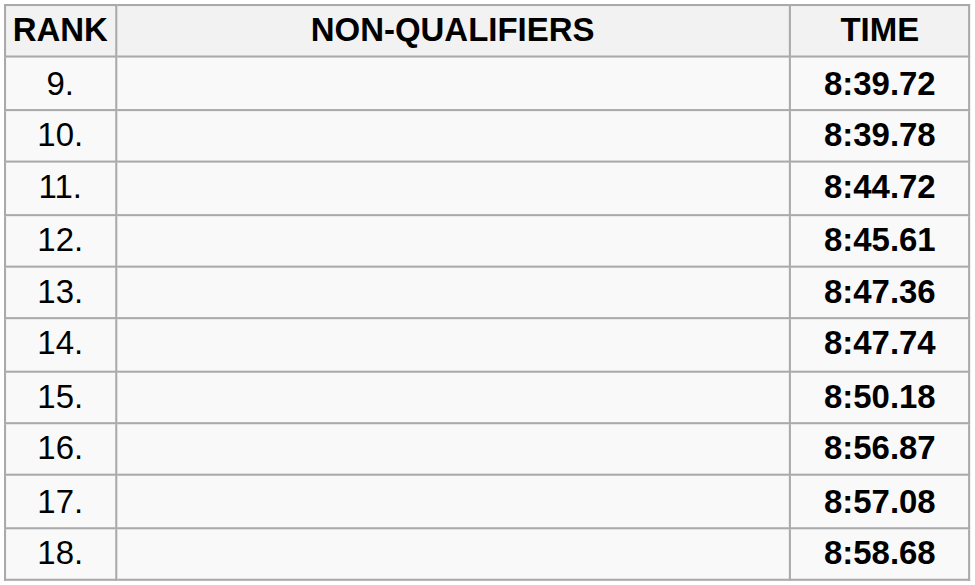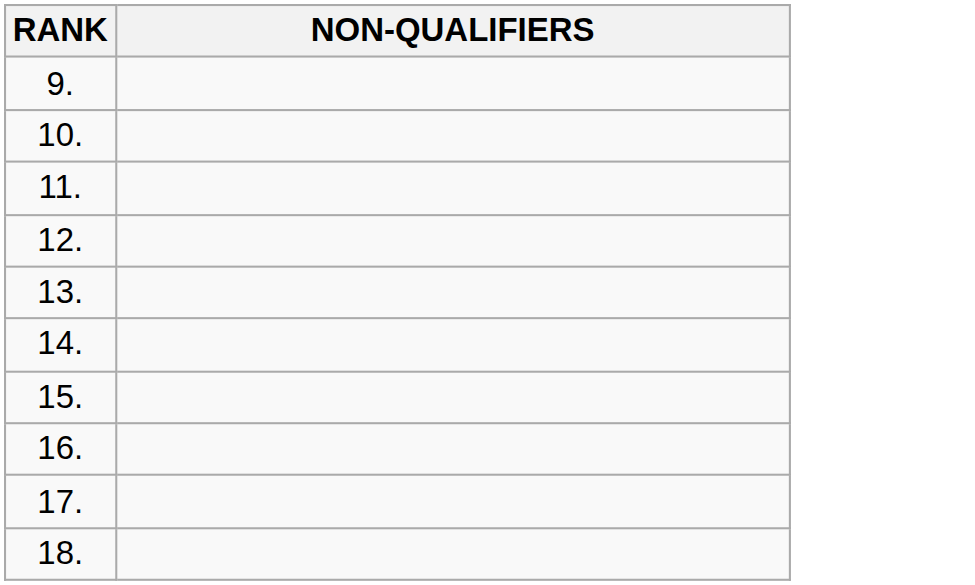- column: (880, 30)
